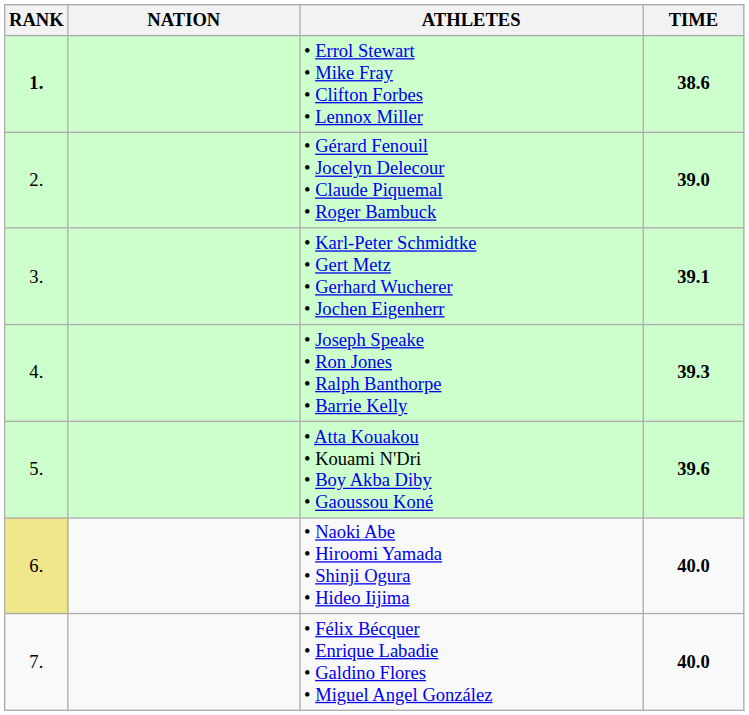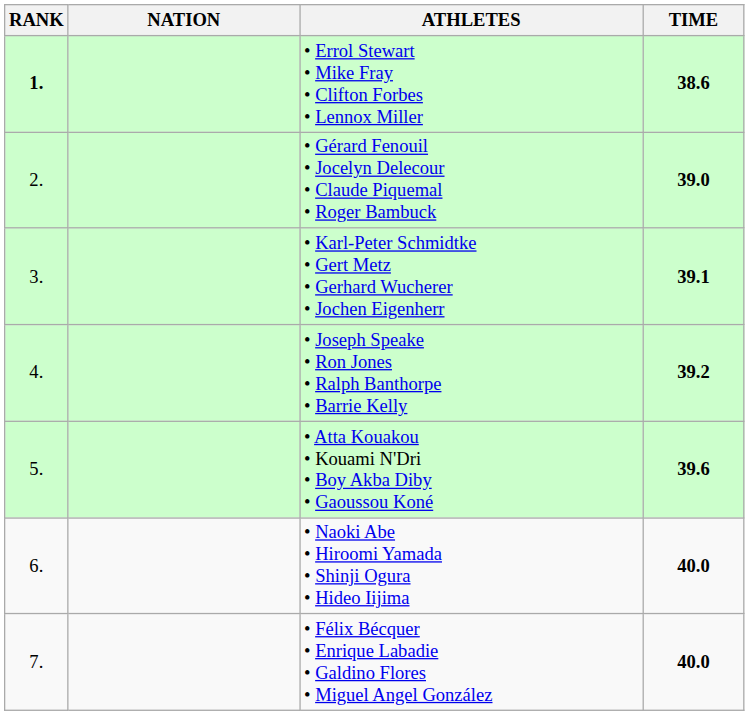(693, 373) 39.3 -> (693, 373) 39.2
(36, 565) khaki background -> (36, 565) no background
